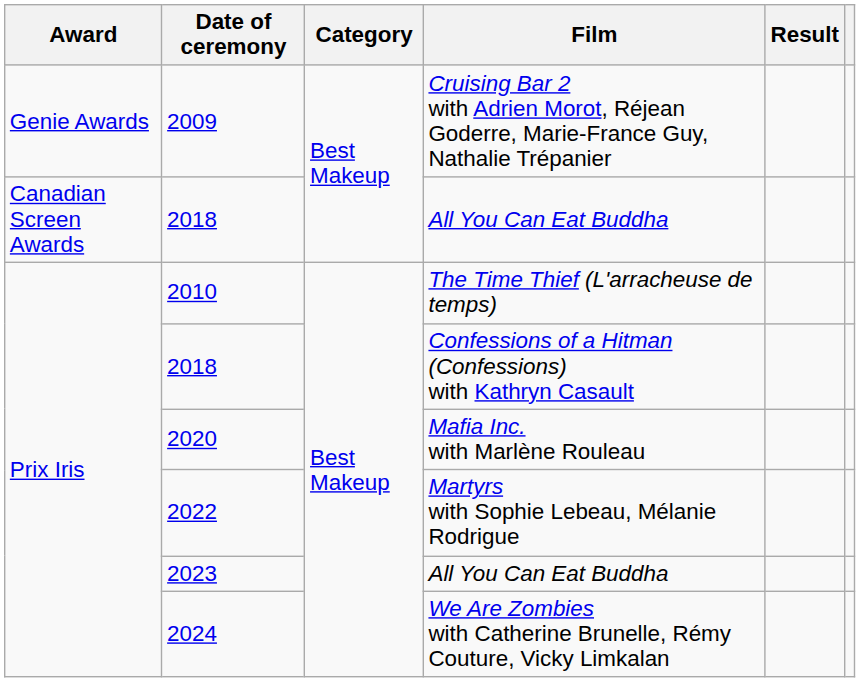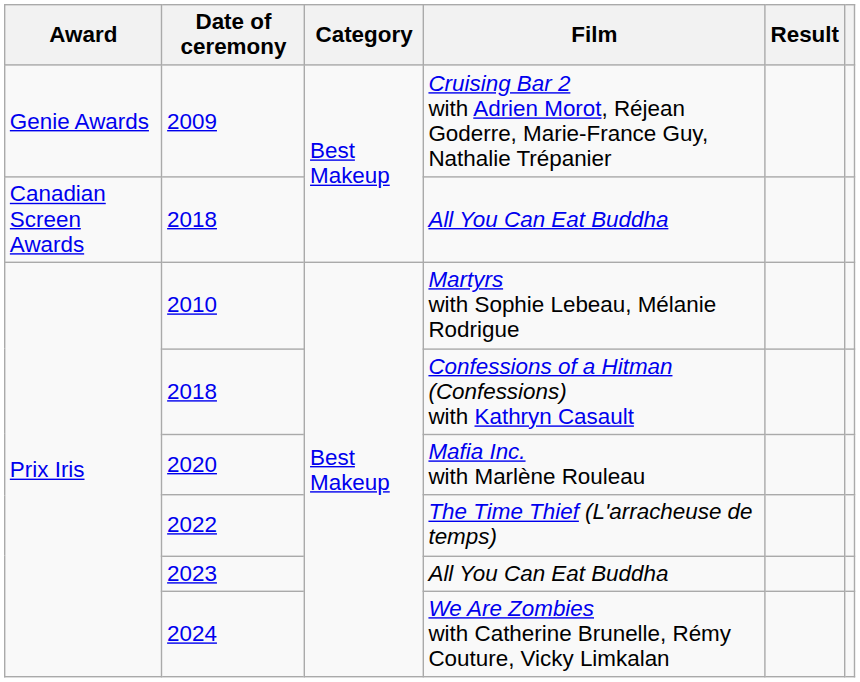(590, 292) The Time Thief (L'arracheuse de temps) -> (572, 305) Martyrs with Sophie Lebeau, Mélanie Rodrigue
(572, 512) Martyrs with Sophie Lebeau, Mélanie Rodrigue -> (590, 525) The Time Thief (L'arracheuse de temps)
